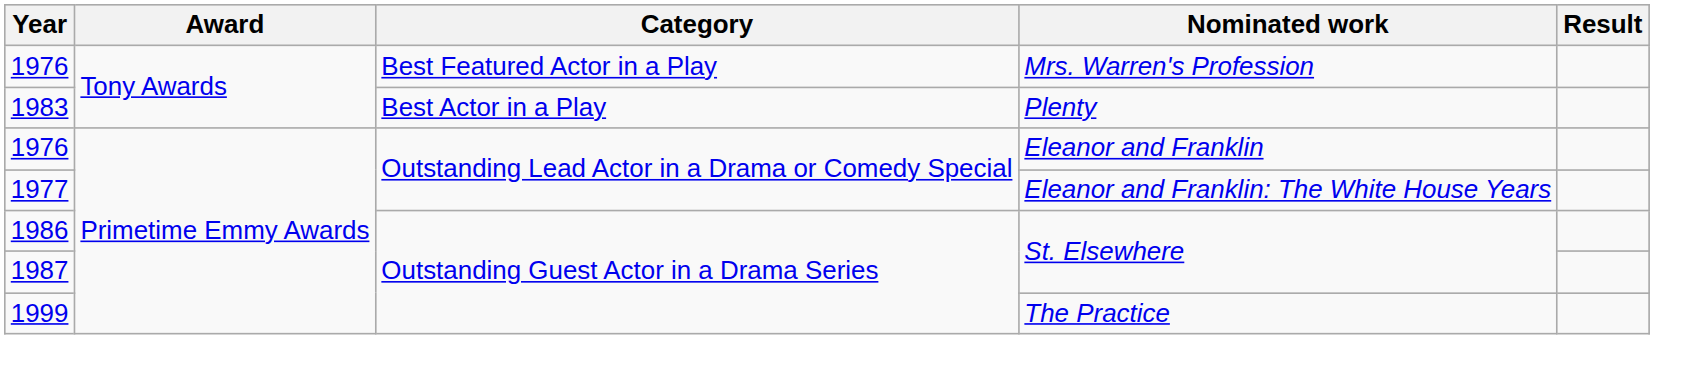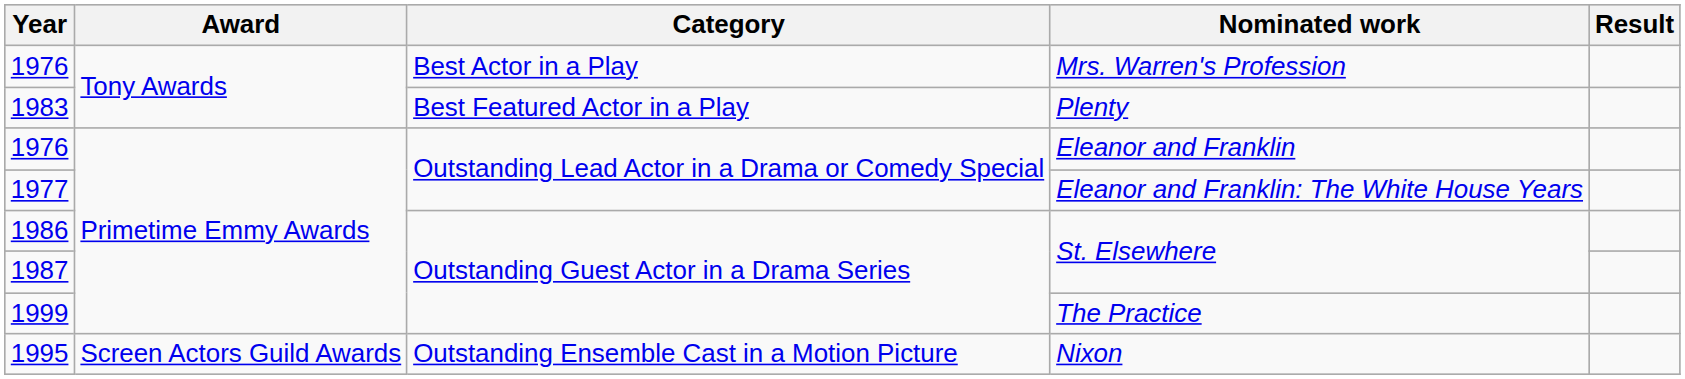(549, 66) Best Featured Actor in a Play -> (526, 66) Best Actor in a Play
(494, 107) Best Actor in a Play -> (581, 107) Best Featured Actor in a Play
+ row: (40, 353)
